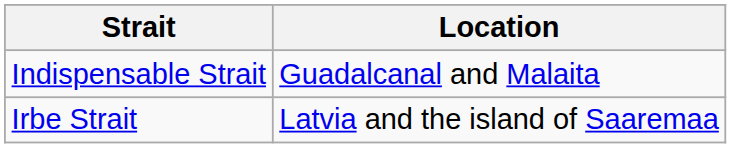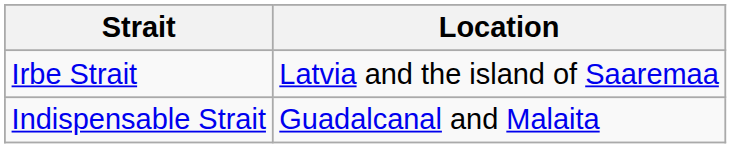rows swapped: (139, 73) <-> (74, 119)
